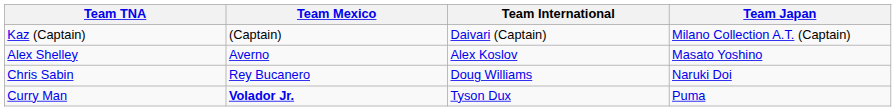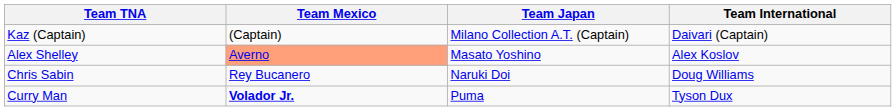columns swapped: (780, 14) <-> (558, 14)
(249, 55) no background -> (249, 55) lightsalmon background
